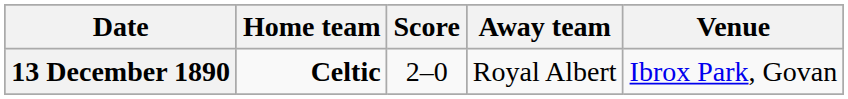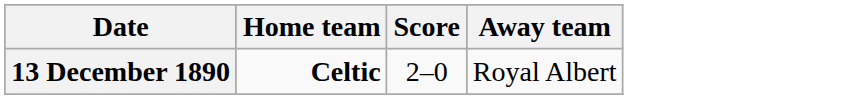- column: (733, 26)
